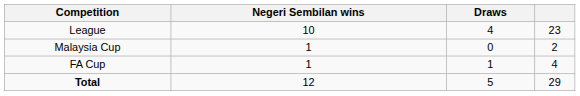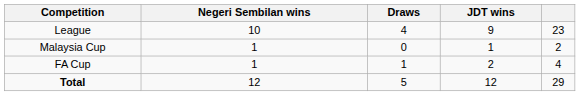+ column: (491, 13)
